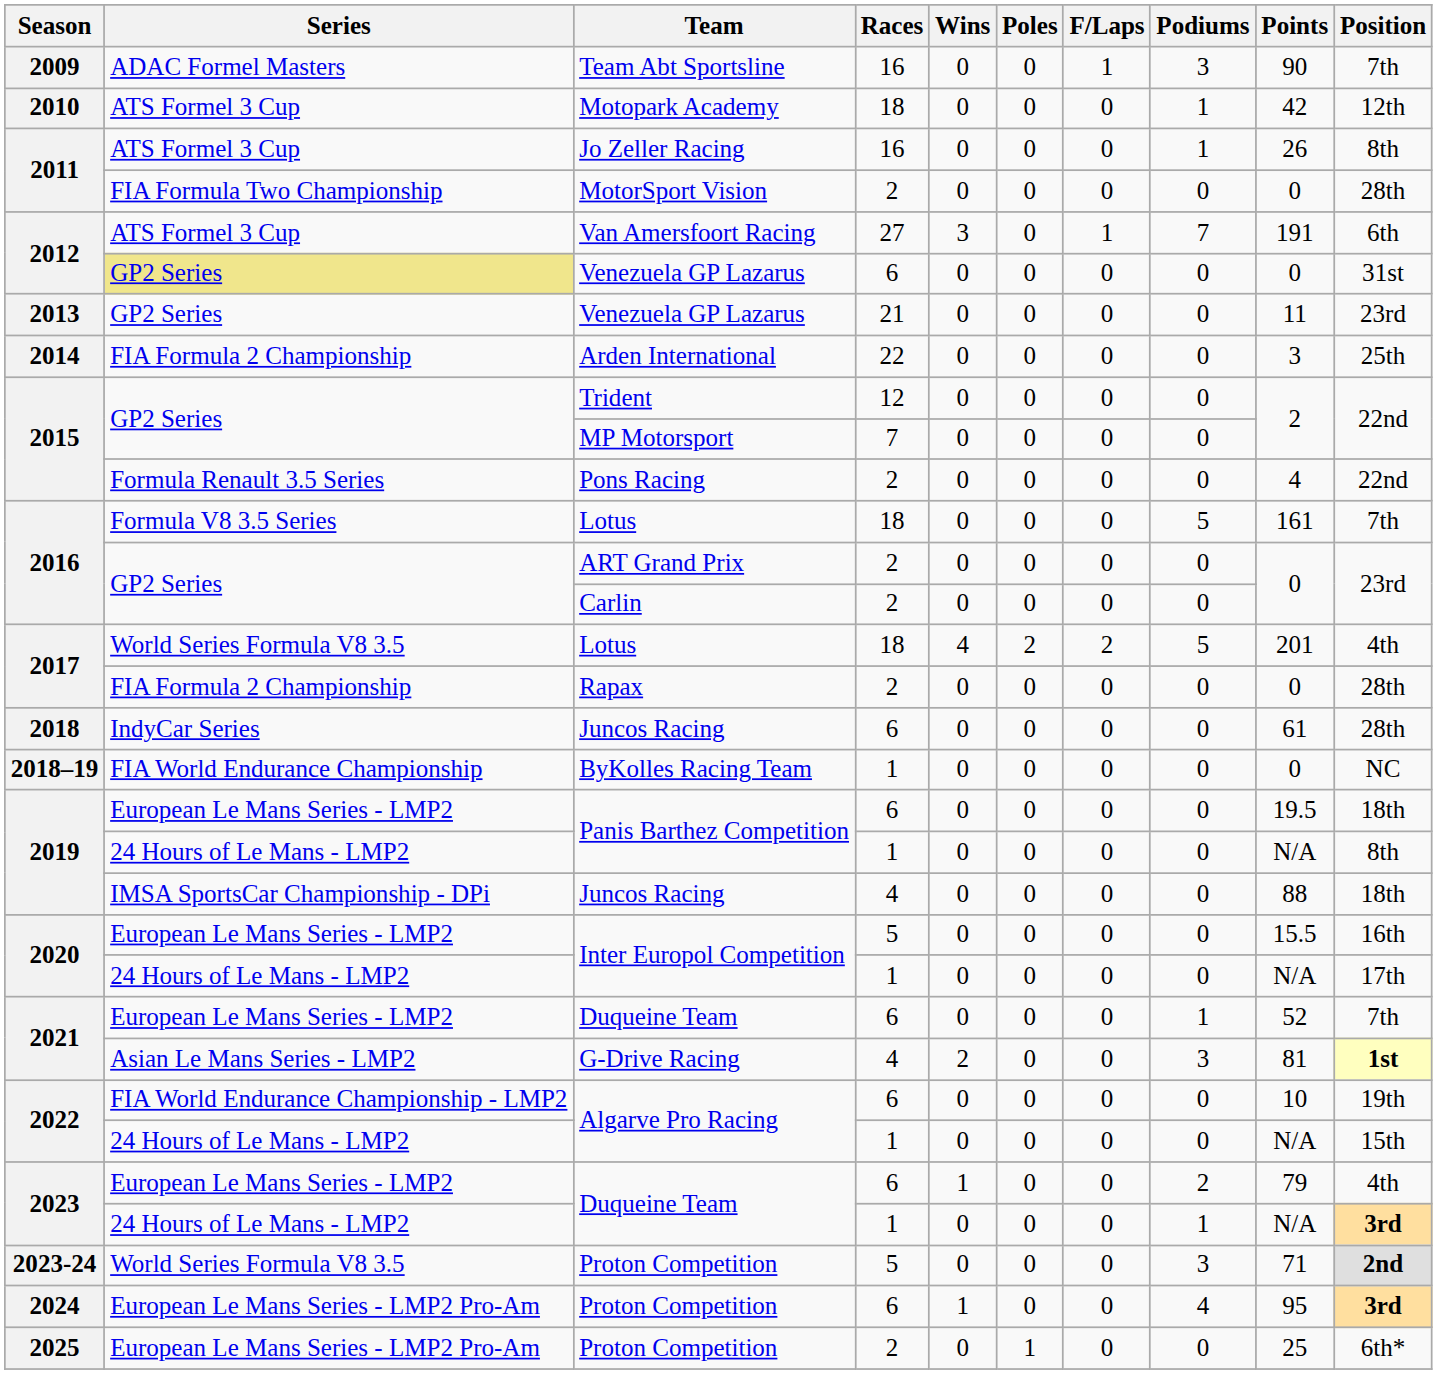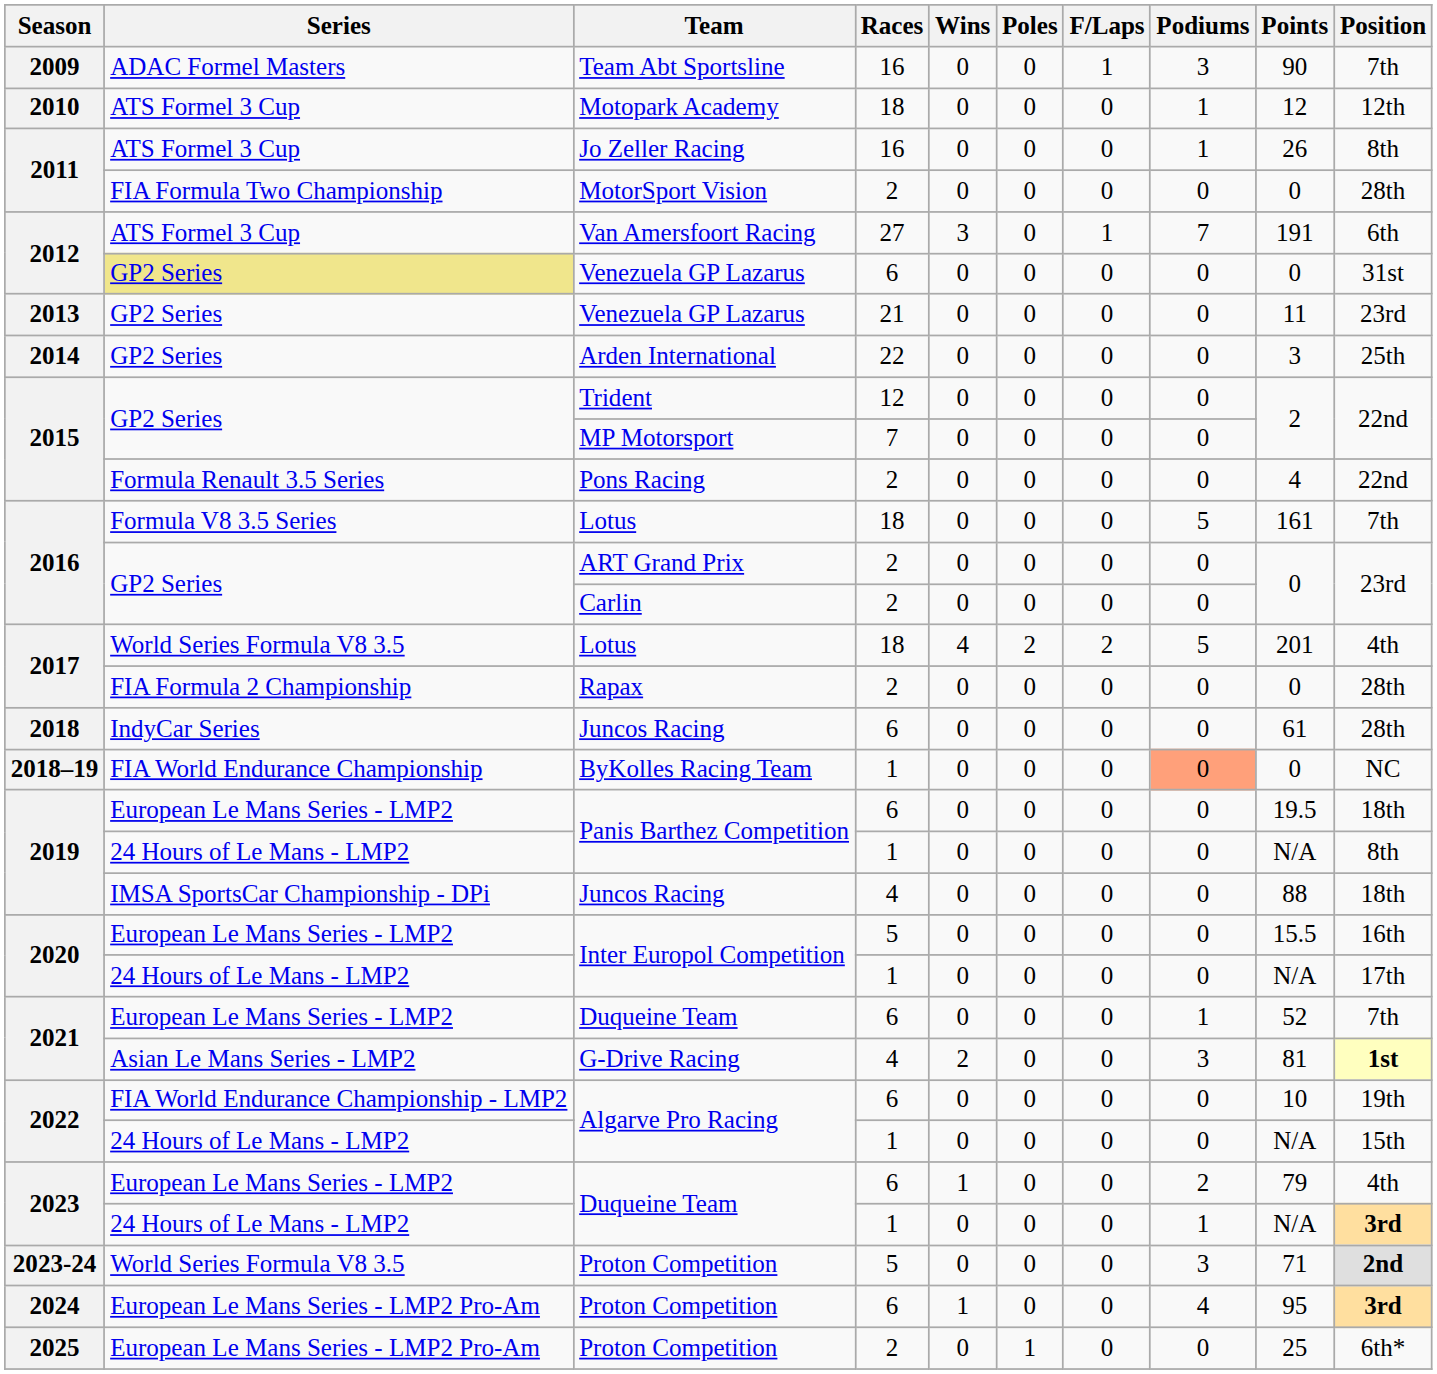(1295, 108) 42 -> (1295, 108) 12
(261, 356) FIA Formula 2 Championship -> (166, 356) GP2 Series
(1203, 769) no background -> (1203, 769) lightsalmon background
